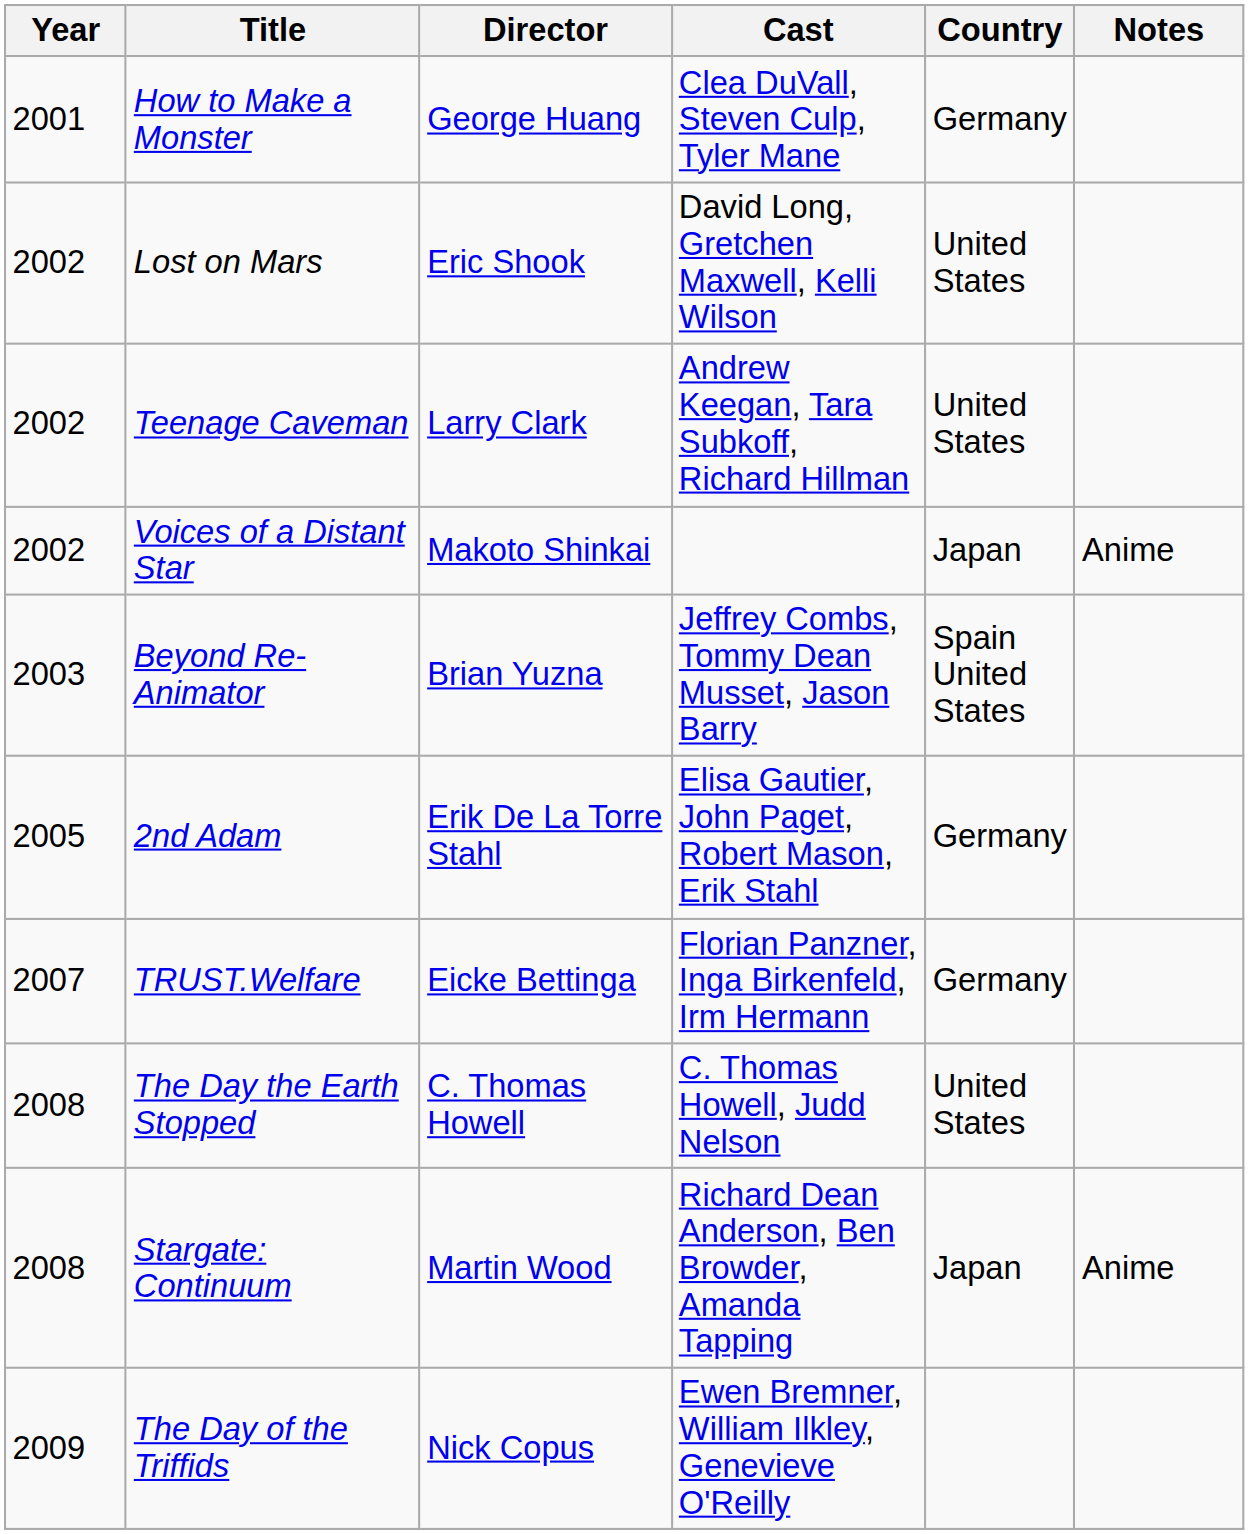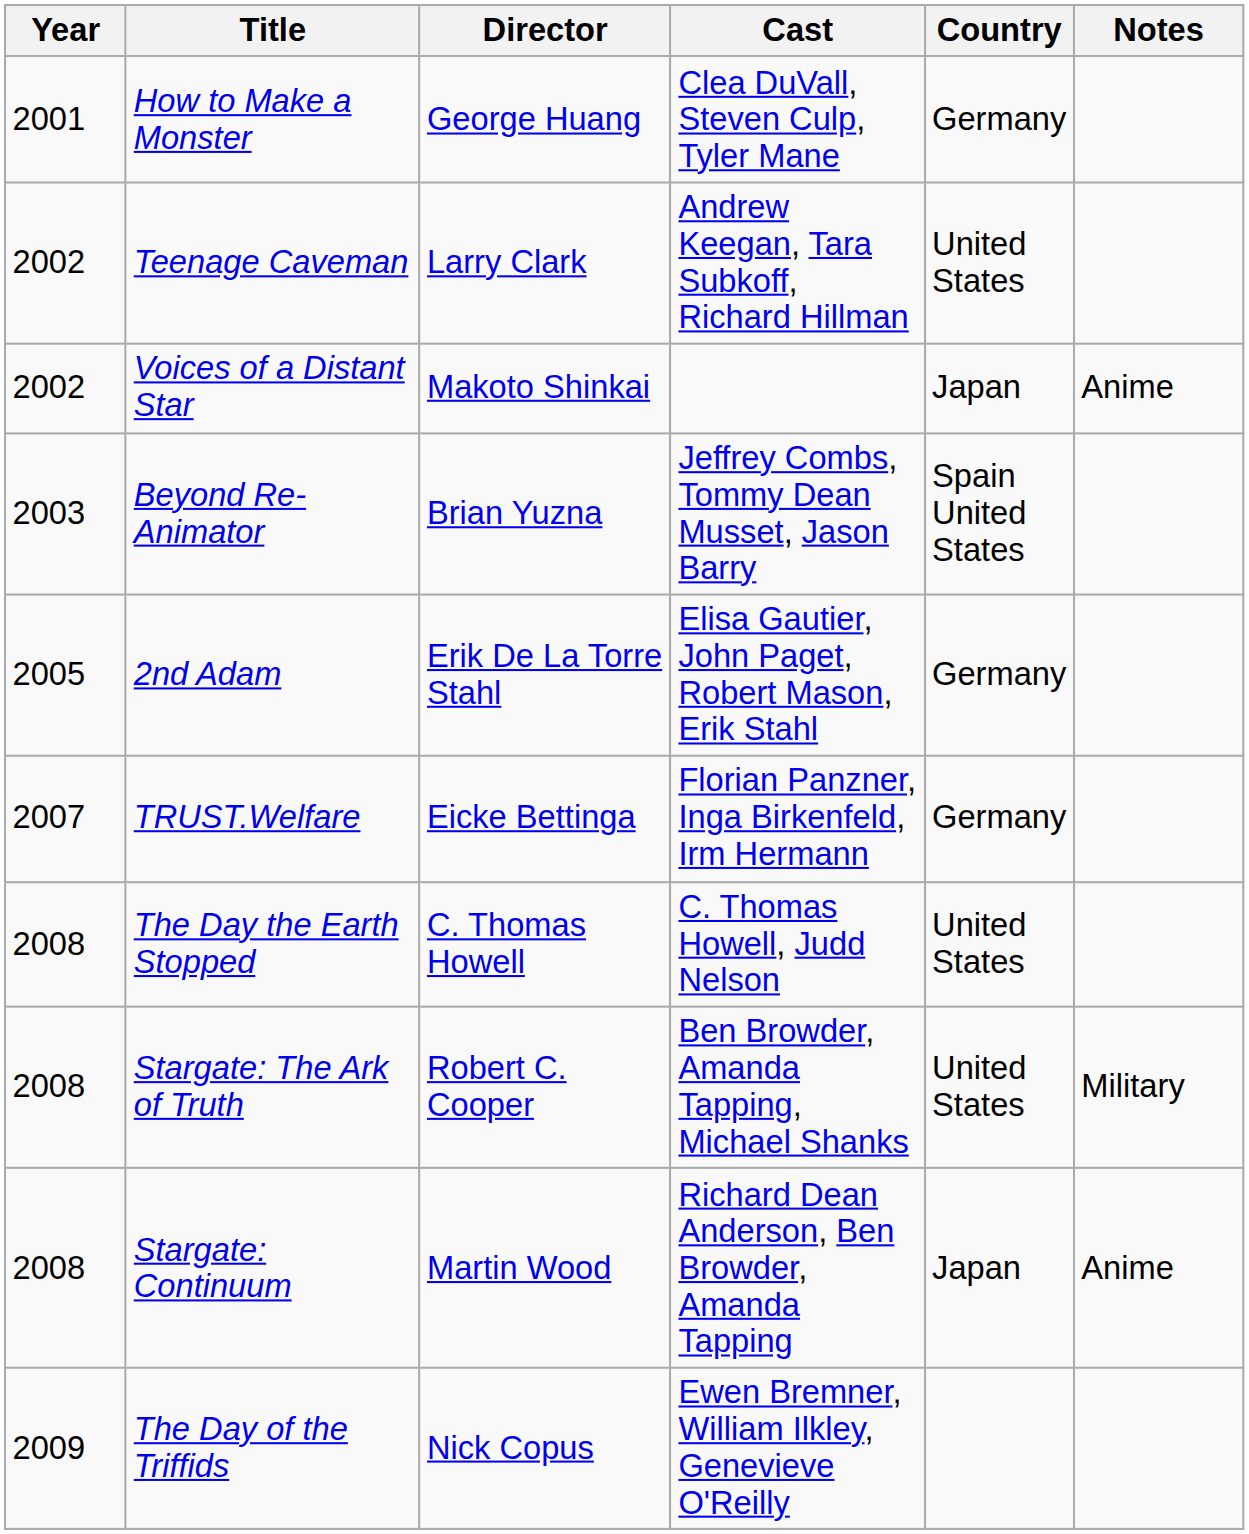- row: (228, 262)
+ row: (261, 1087)
